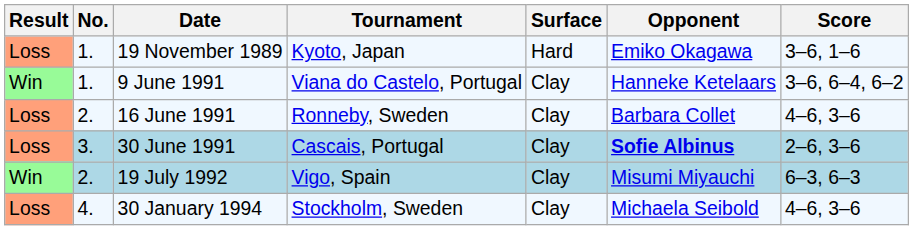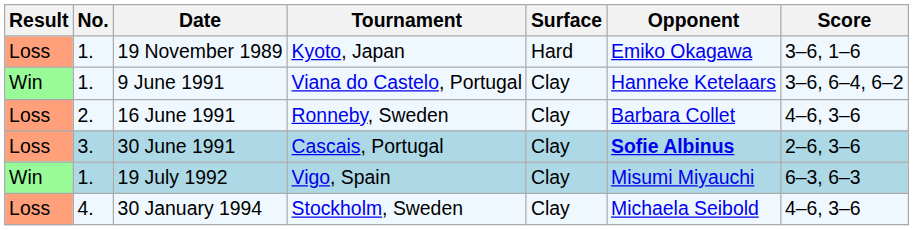(85, 177) 2. -> (85, 177) 1.
